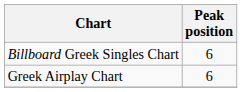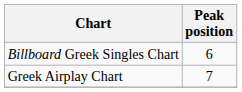(209, 76) 6 -> (209, 76) 7
